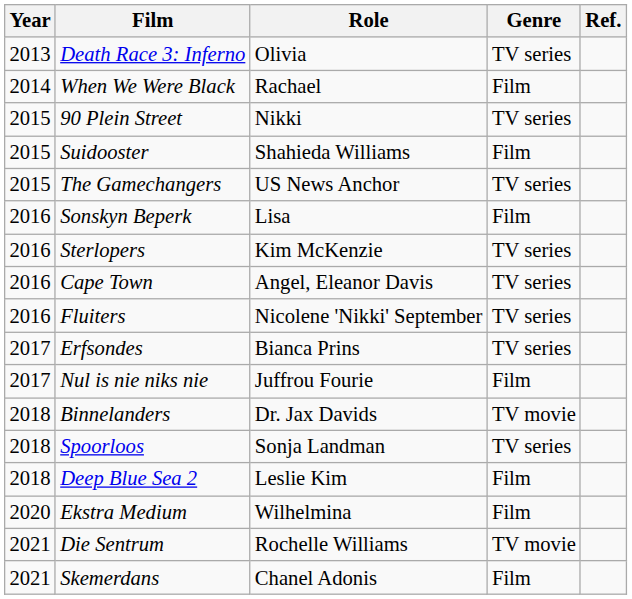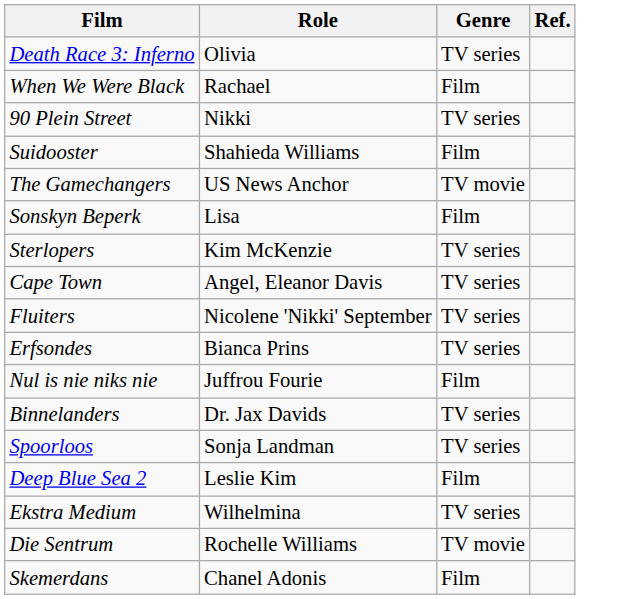- column: (30, 20)
(532, 184) TV series -> (483, 184) TV movie
(534, 413) TV movie -> (481, 413) TV series
(511, 511) Film -> (481, 511) TV series
